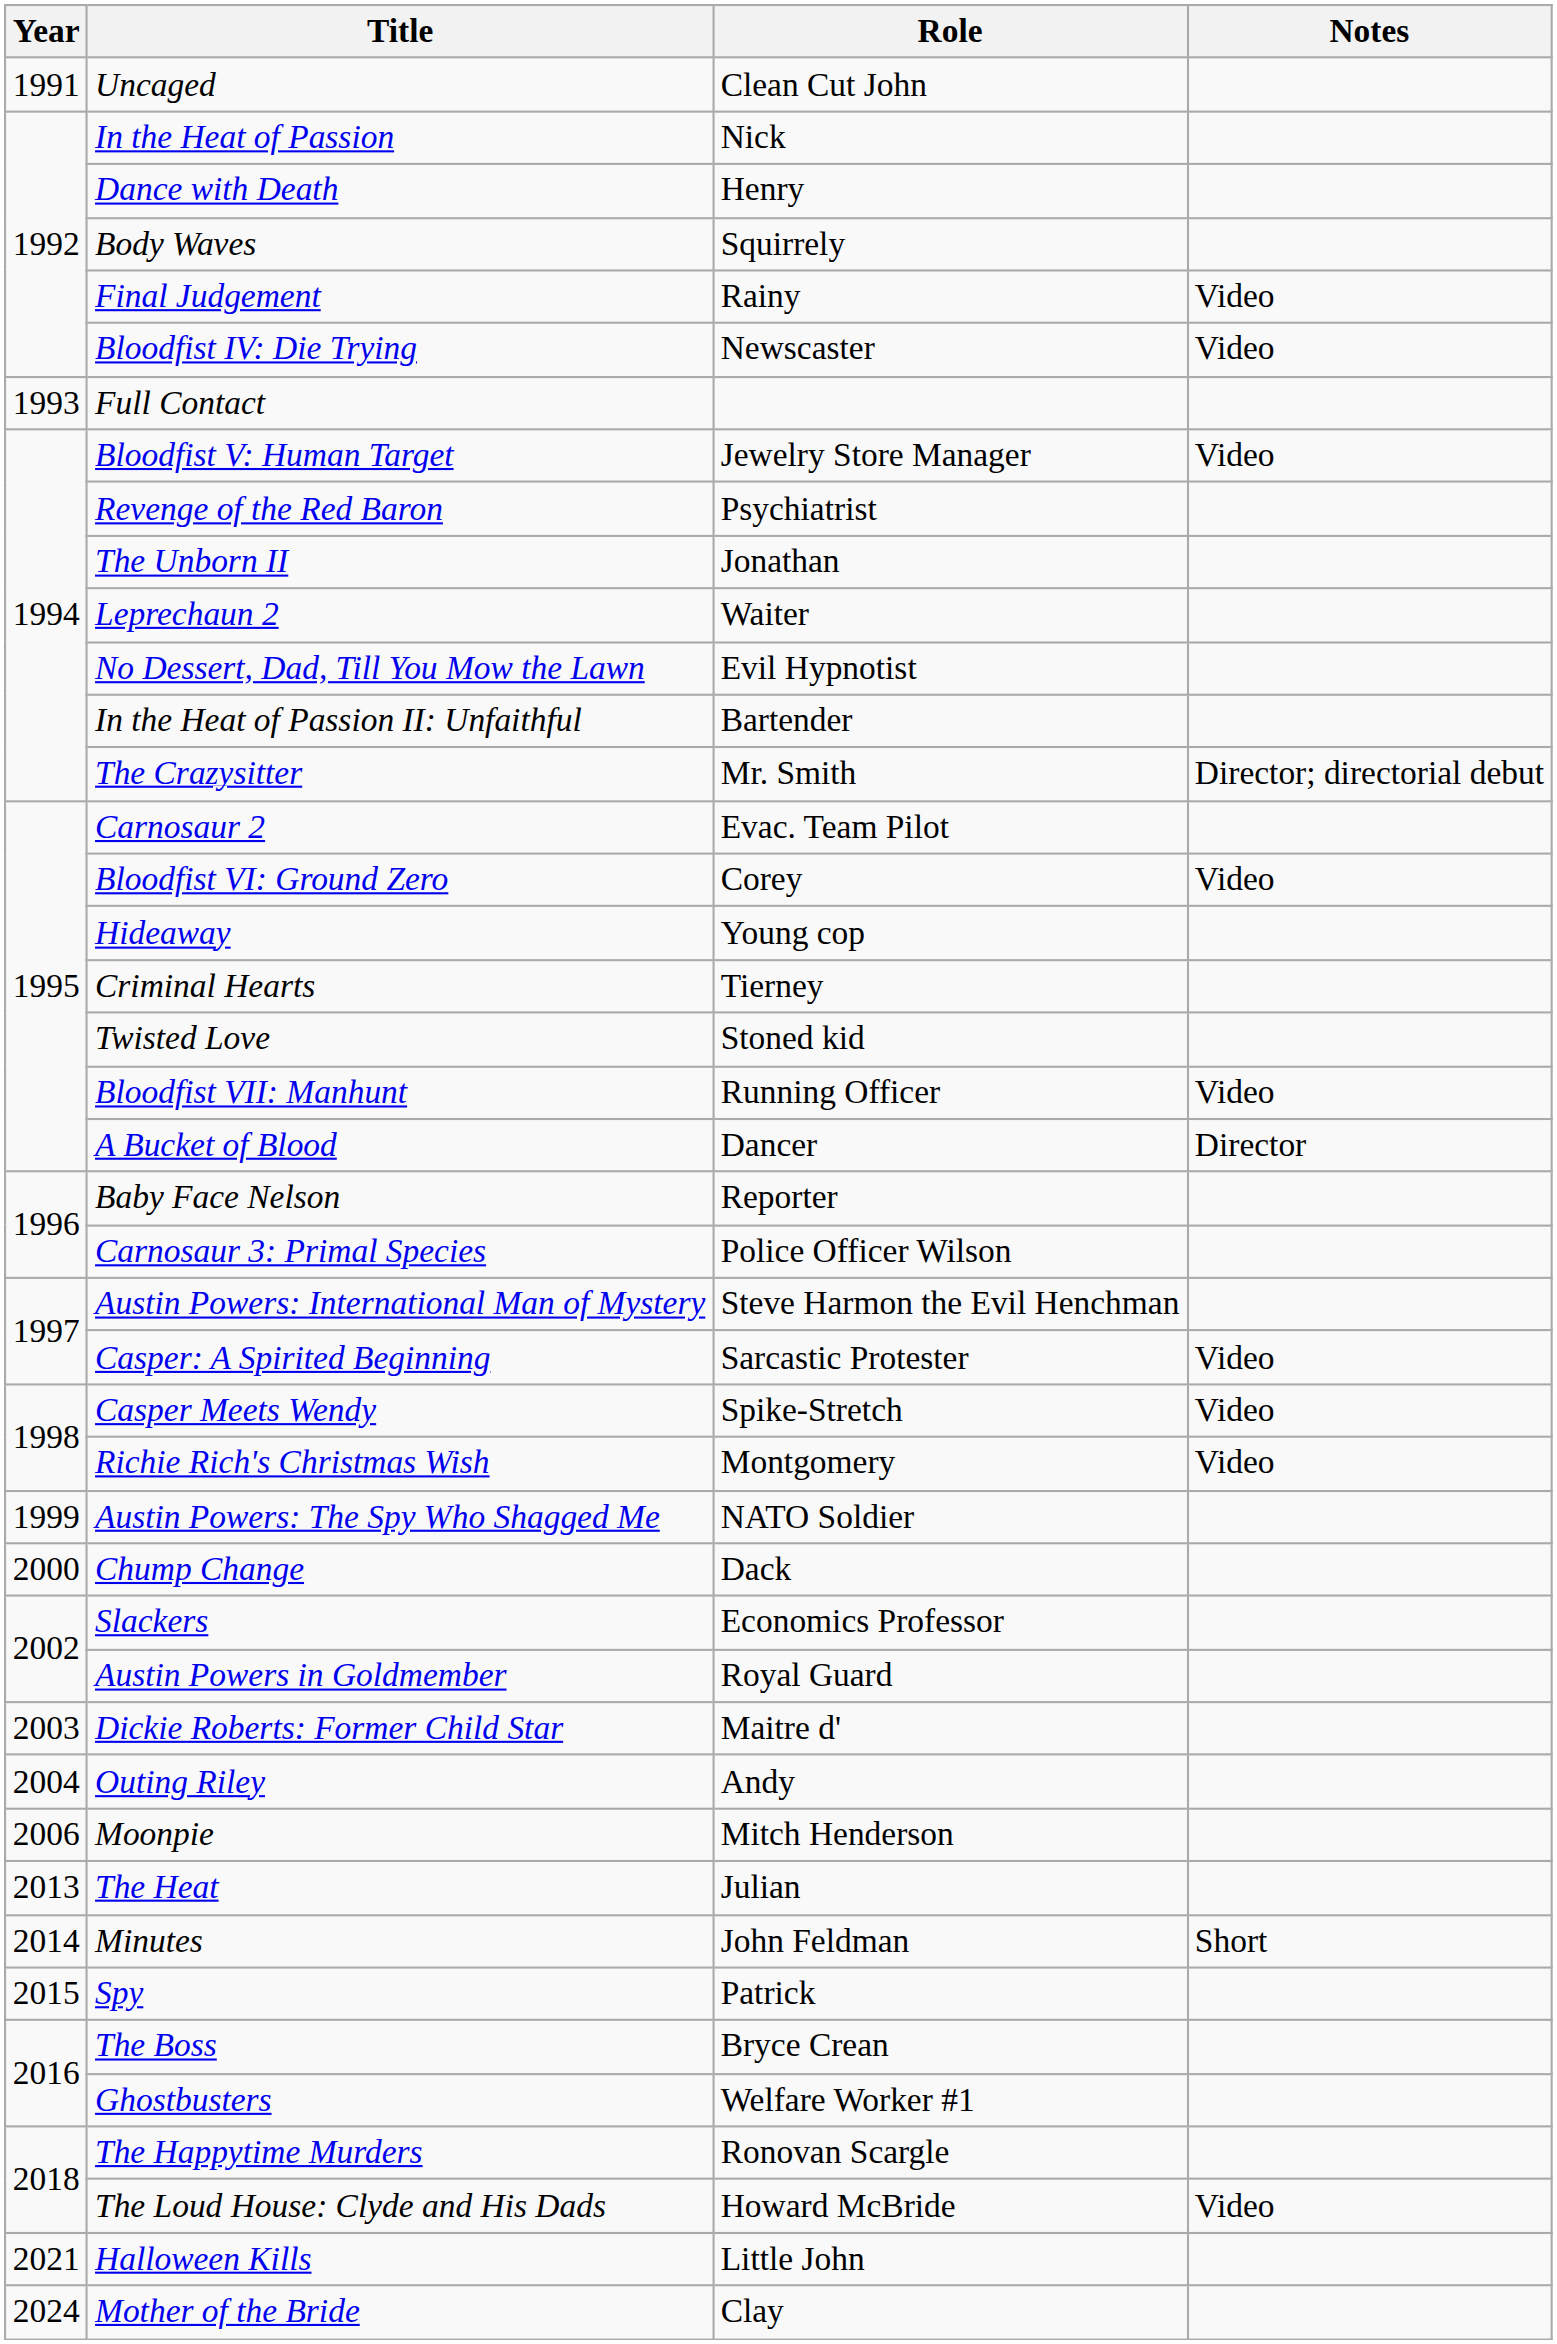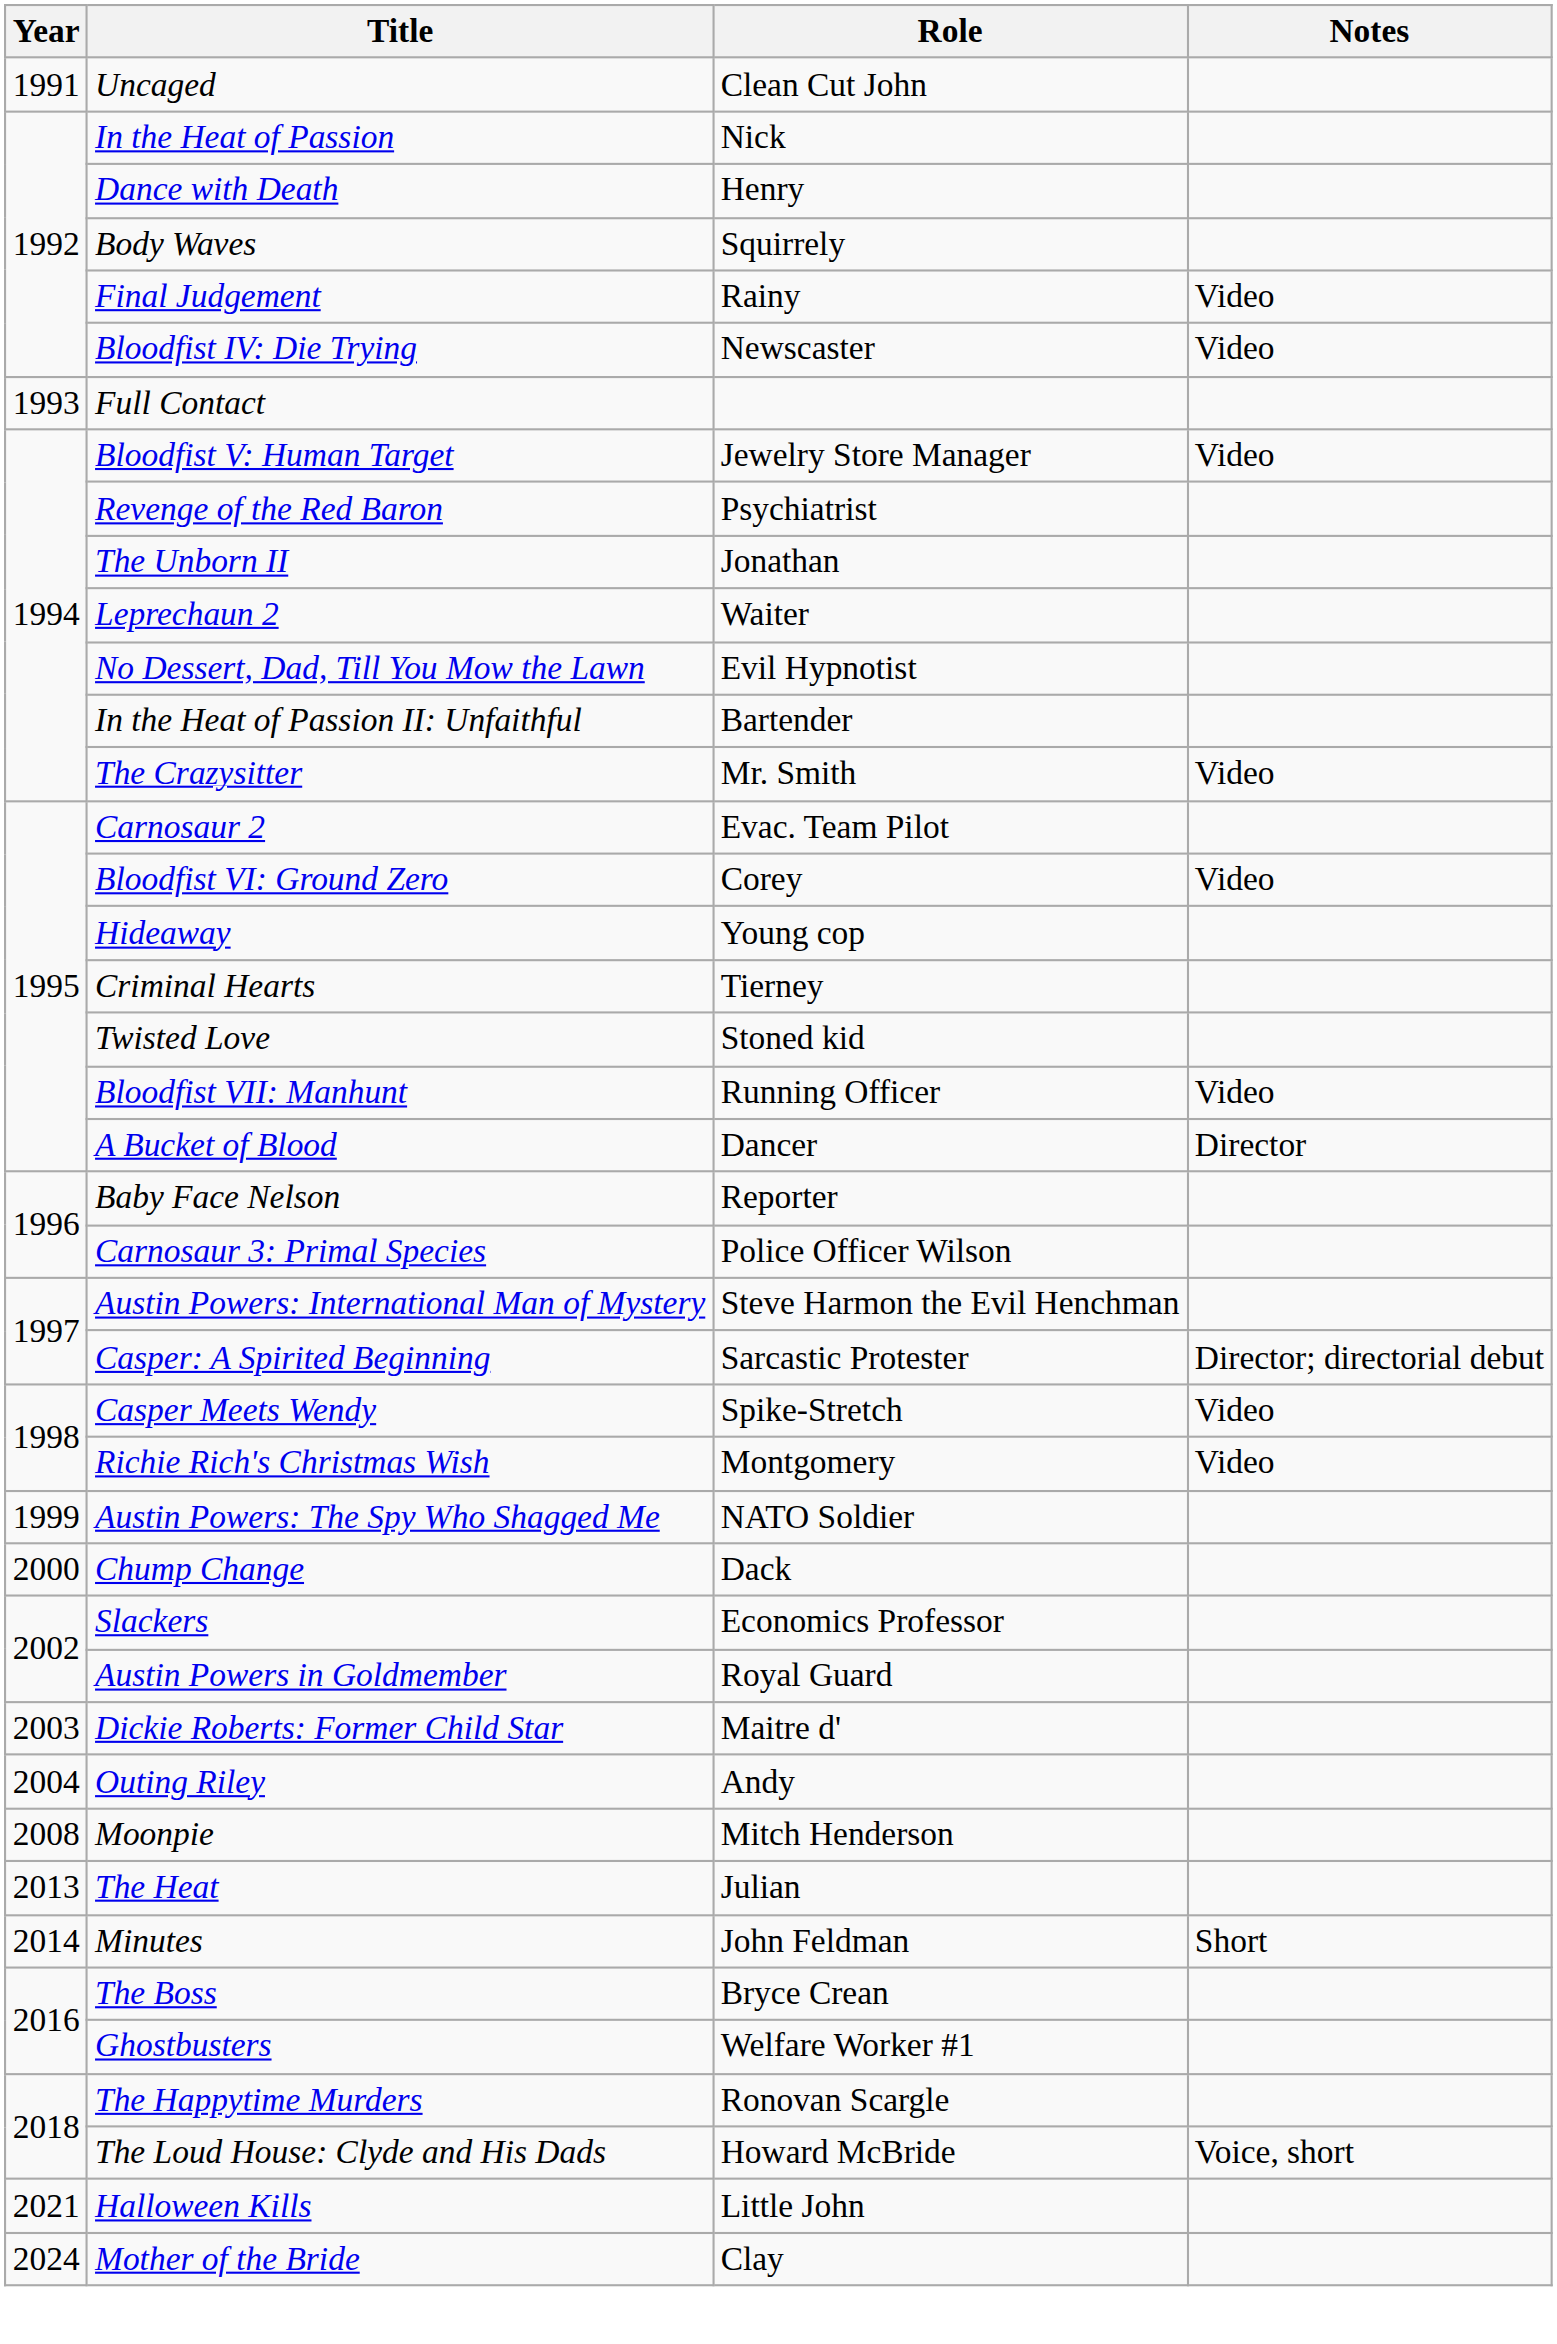(1369, 773) Director; directorial debut -> (1235, 773) Video
(1235, 1356) Video -> (1369, 1356) Director; directorial debut
(46, 1834) 2006 -> (46, 1834) 2008
- row: (119, 1993)
(1235, 2205) Video -> (1274, 2152) Voice, short
